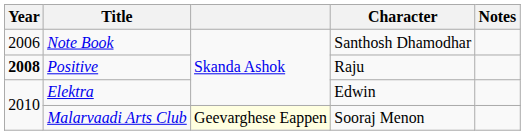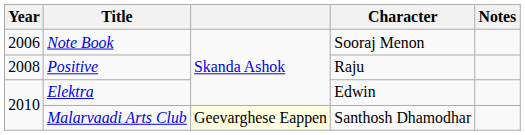(403, 42) Santhosh Dhamodhar -> (379, 42) Sooraj Menon
(24, 67) bold -> (24, 67) normal
(379, 117) Sooraj Menon -> (403, 117) Santhosh Dhamodhar
